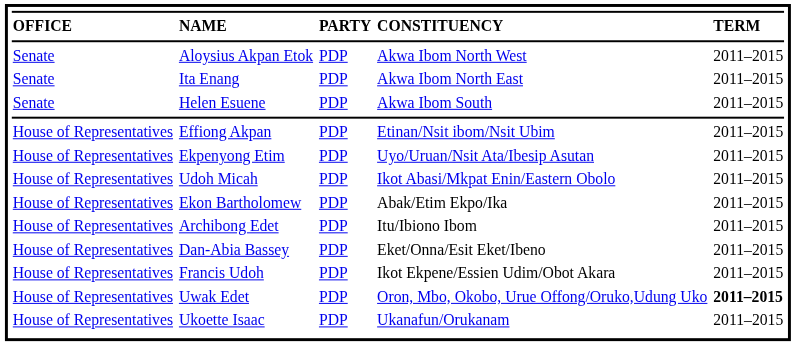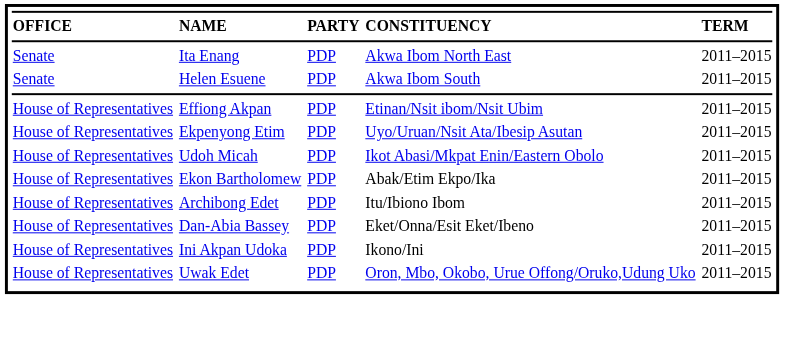- row: (246, 55)
+ row: (233, 249)
- row: (221, 273)
(748, 297) bold -> (736, 273) normal
- row: (222, 320)
